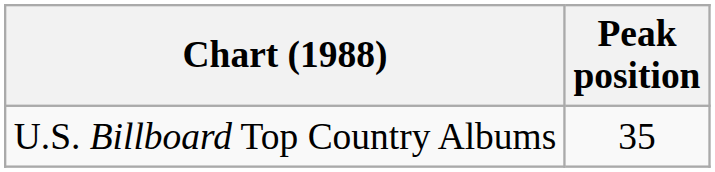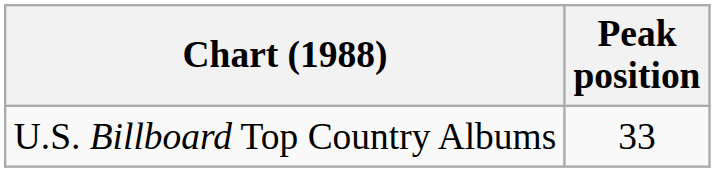(637, 135) 35 -> (637, 135) 33
